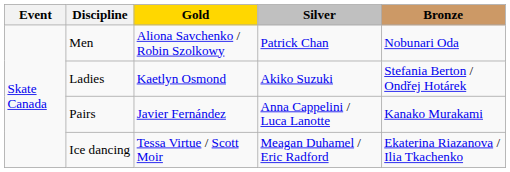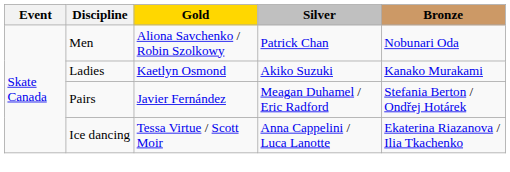(429, 78) Stefania Berton / Ondřej Hotárek -> (434, 71) Kanako Murakami
(305, 114) Anna Cappelini / Luca Lanotte -> (311, 99) Meagan Duhamel / Eric Radford
(434, 114) Kanako Murakami -> (429, 99) Stefania Berton / Ondřej Hotárek
(311, 149) Meagan Duhamel / Eric Radford -> (305, 135) Anna Cappelini / Luca Lanotte
